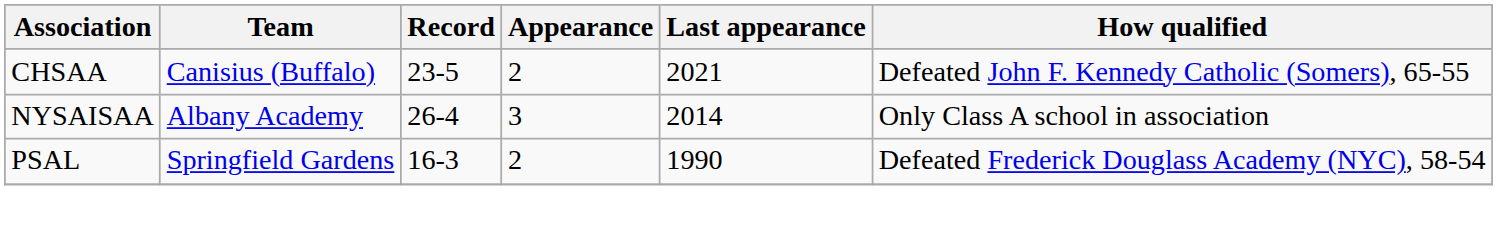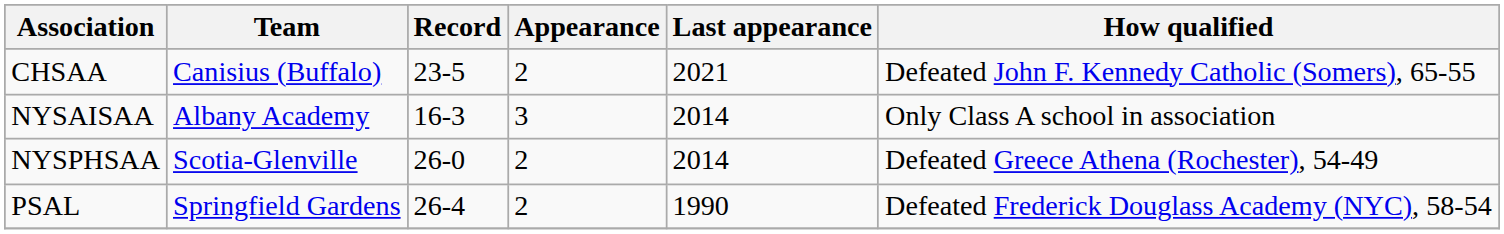(433, 116) 26-4 -> (439, 116) 16-3
+ row: (86, 160)
(433, 160) 16-3 -> (439, 205) 26-4
